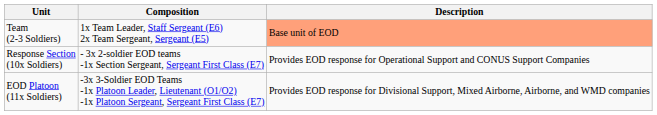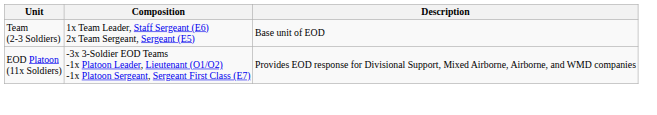(304, 33) lightsalmon background -> (290, 33) no background
- row: (41, 59)
